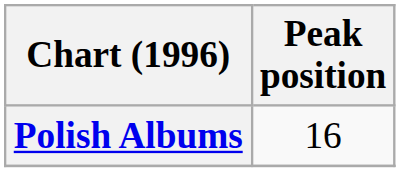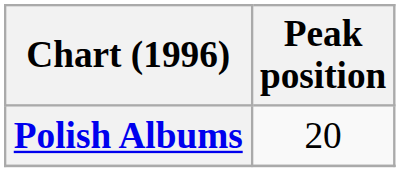(323, 135) 16 -> (323, 135) 20
